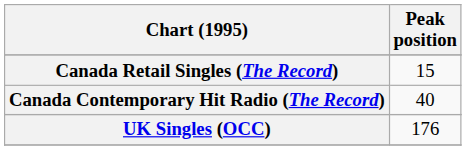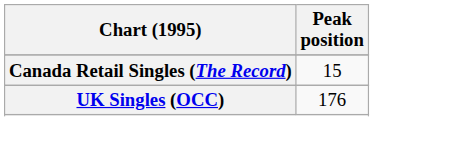- row: (197, 99)
